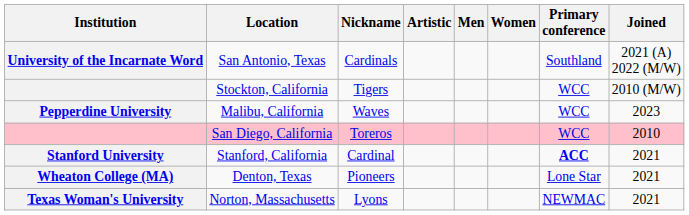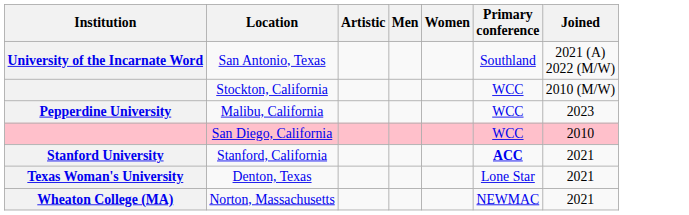- column: (371, 23)
(105, 177) Wheaton College (MA) -> (105, 177) Texas Woman's University
(105, 199) Texas Woman's University -> (105, 199) Wheaton College (MA)
